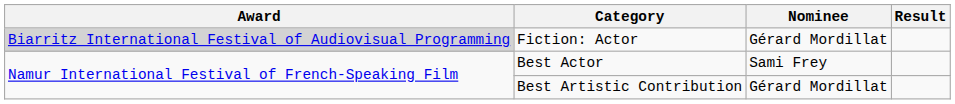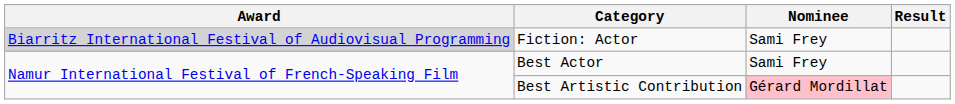(818, 40) Gérard Mordillat -> (788, 40) Sami Frey
(818, 87) no background -> (818, 87) pink background
